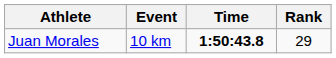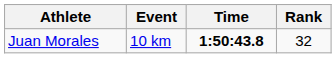(304, 41) 29 -> (304, 41) 32
